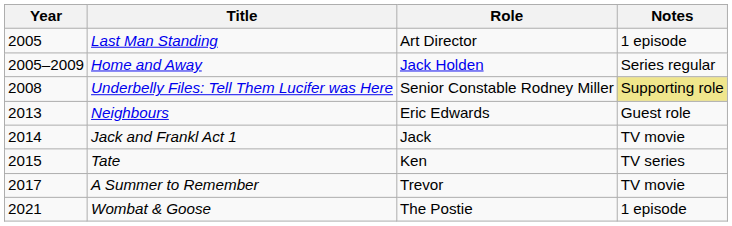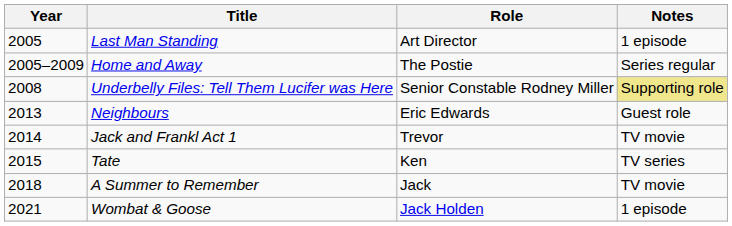(442, 64) Jack Holden -> (436, 64) The Postie
(416, 137) Jack -> (422, 137) Trevor
(25, 185) 2017 -> (25, 185) 2018
(422, 185) Trevor -> (416, 185) Jack
(436, 209) The Postie -> (442, 209) Jack Holden
